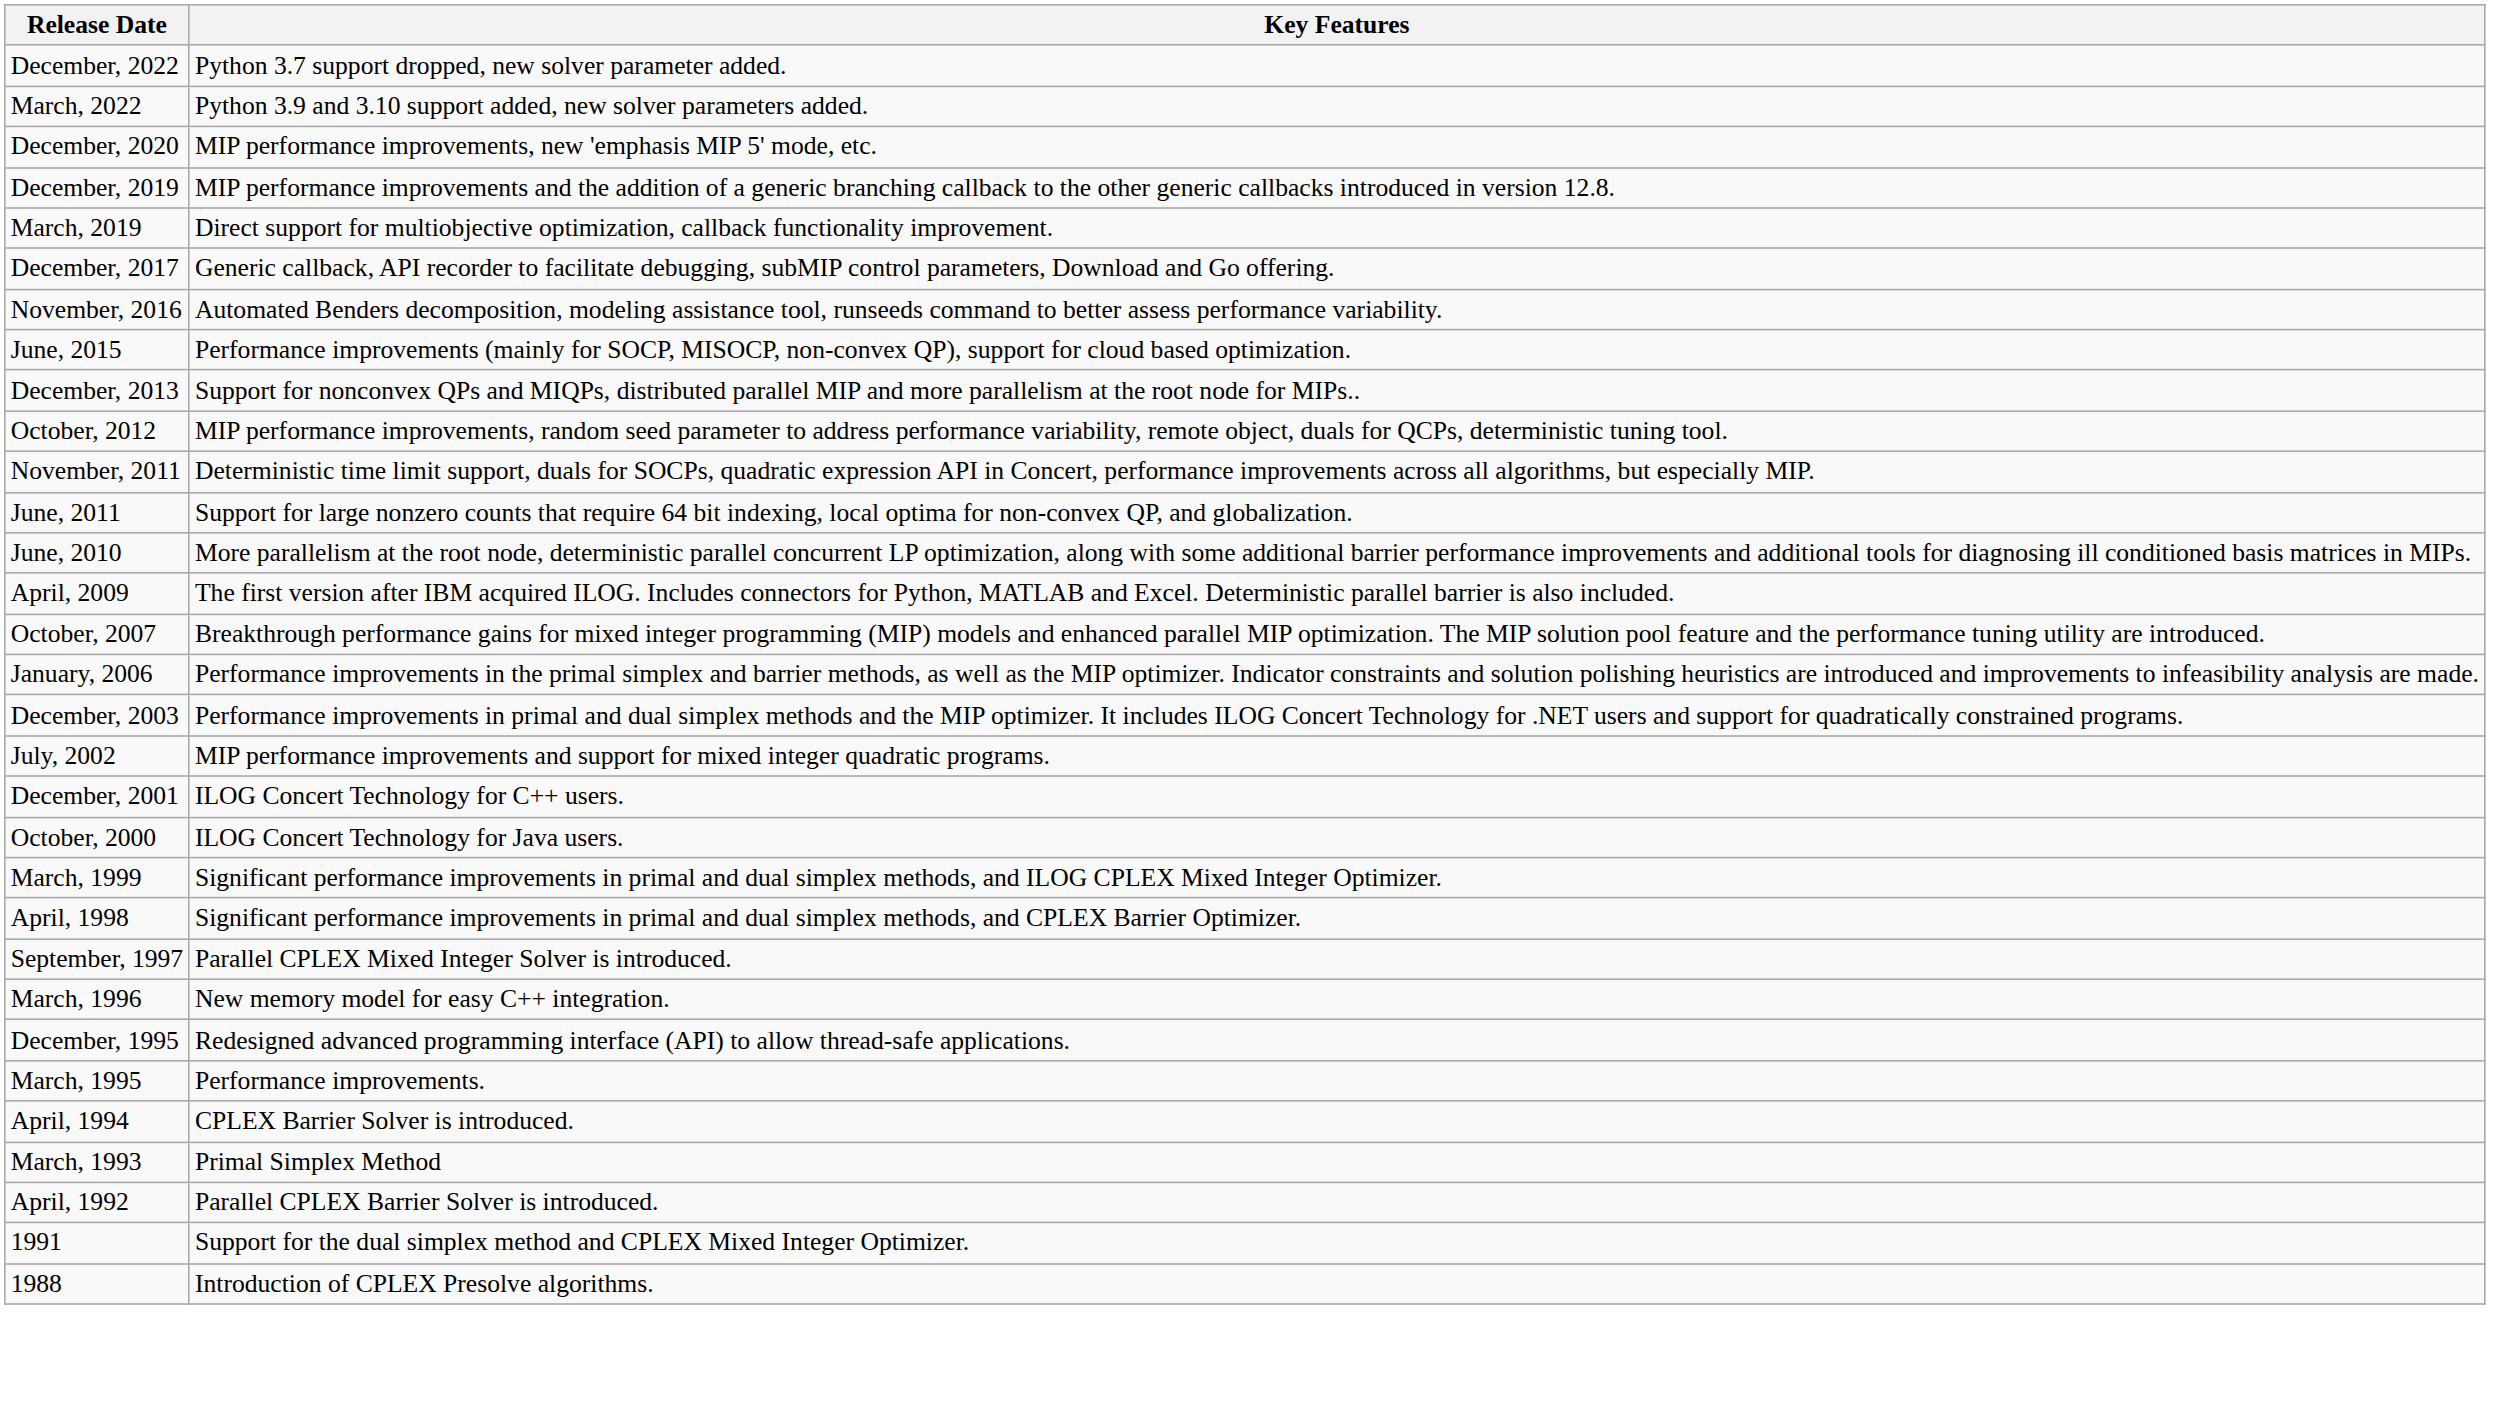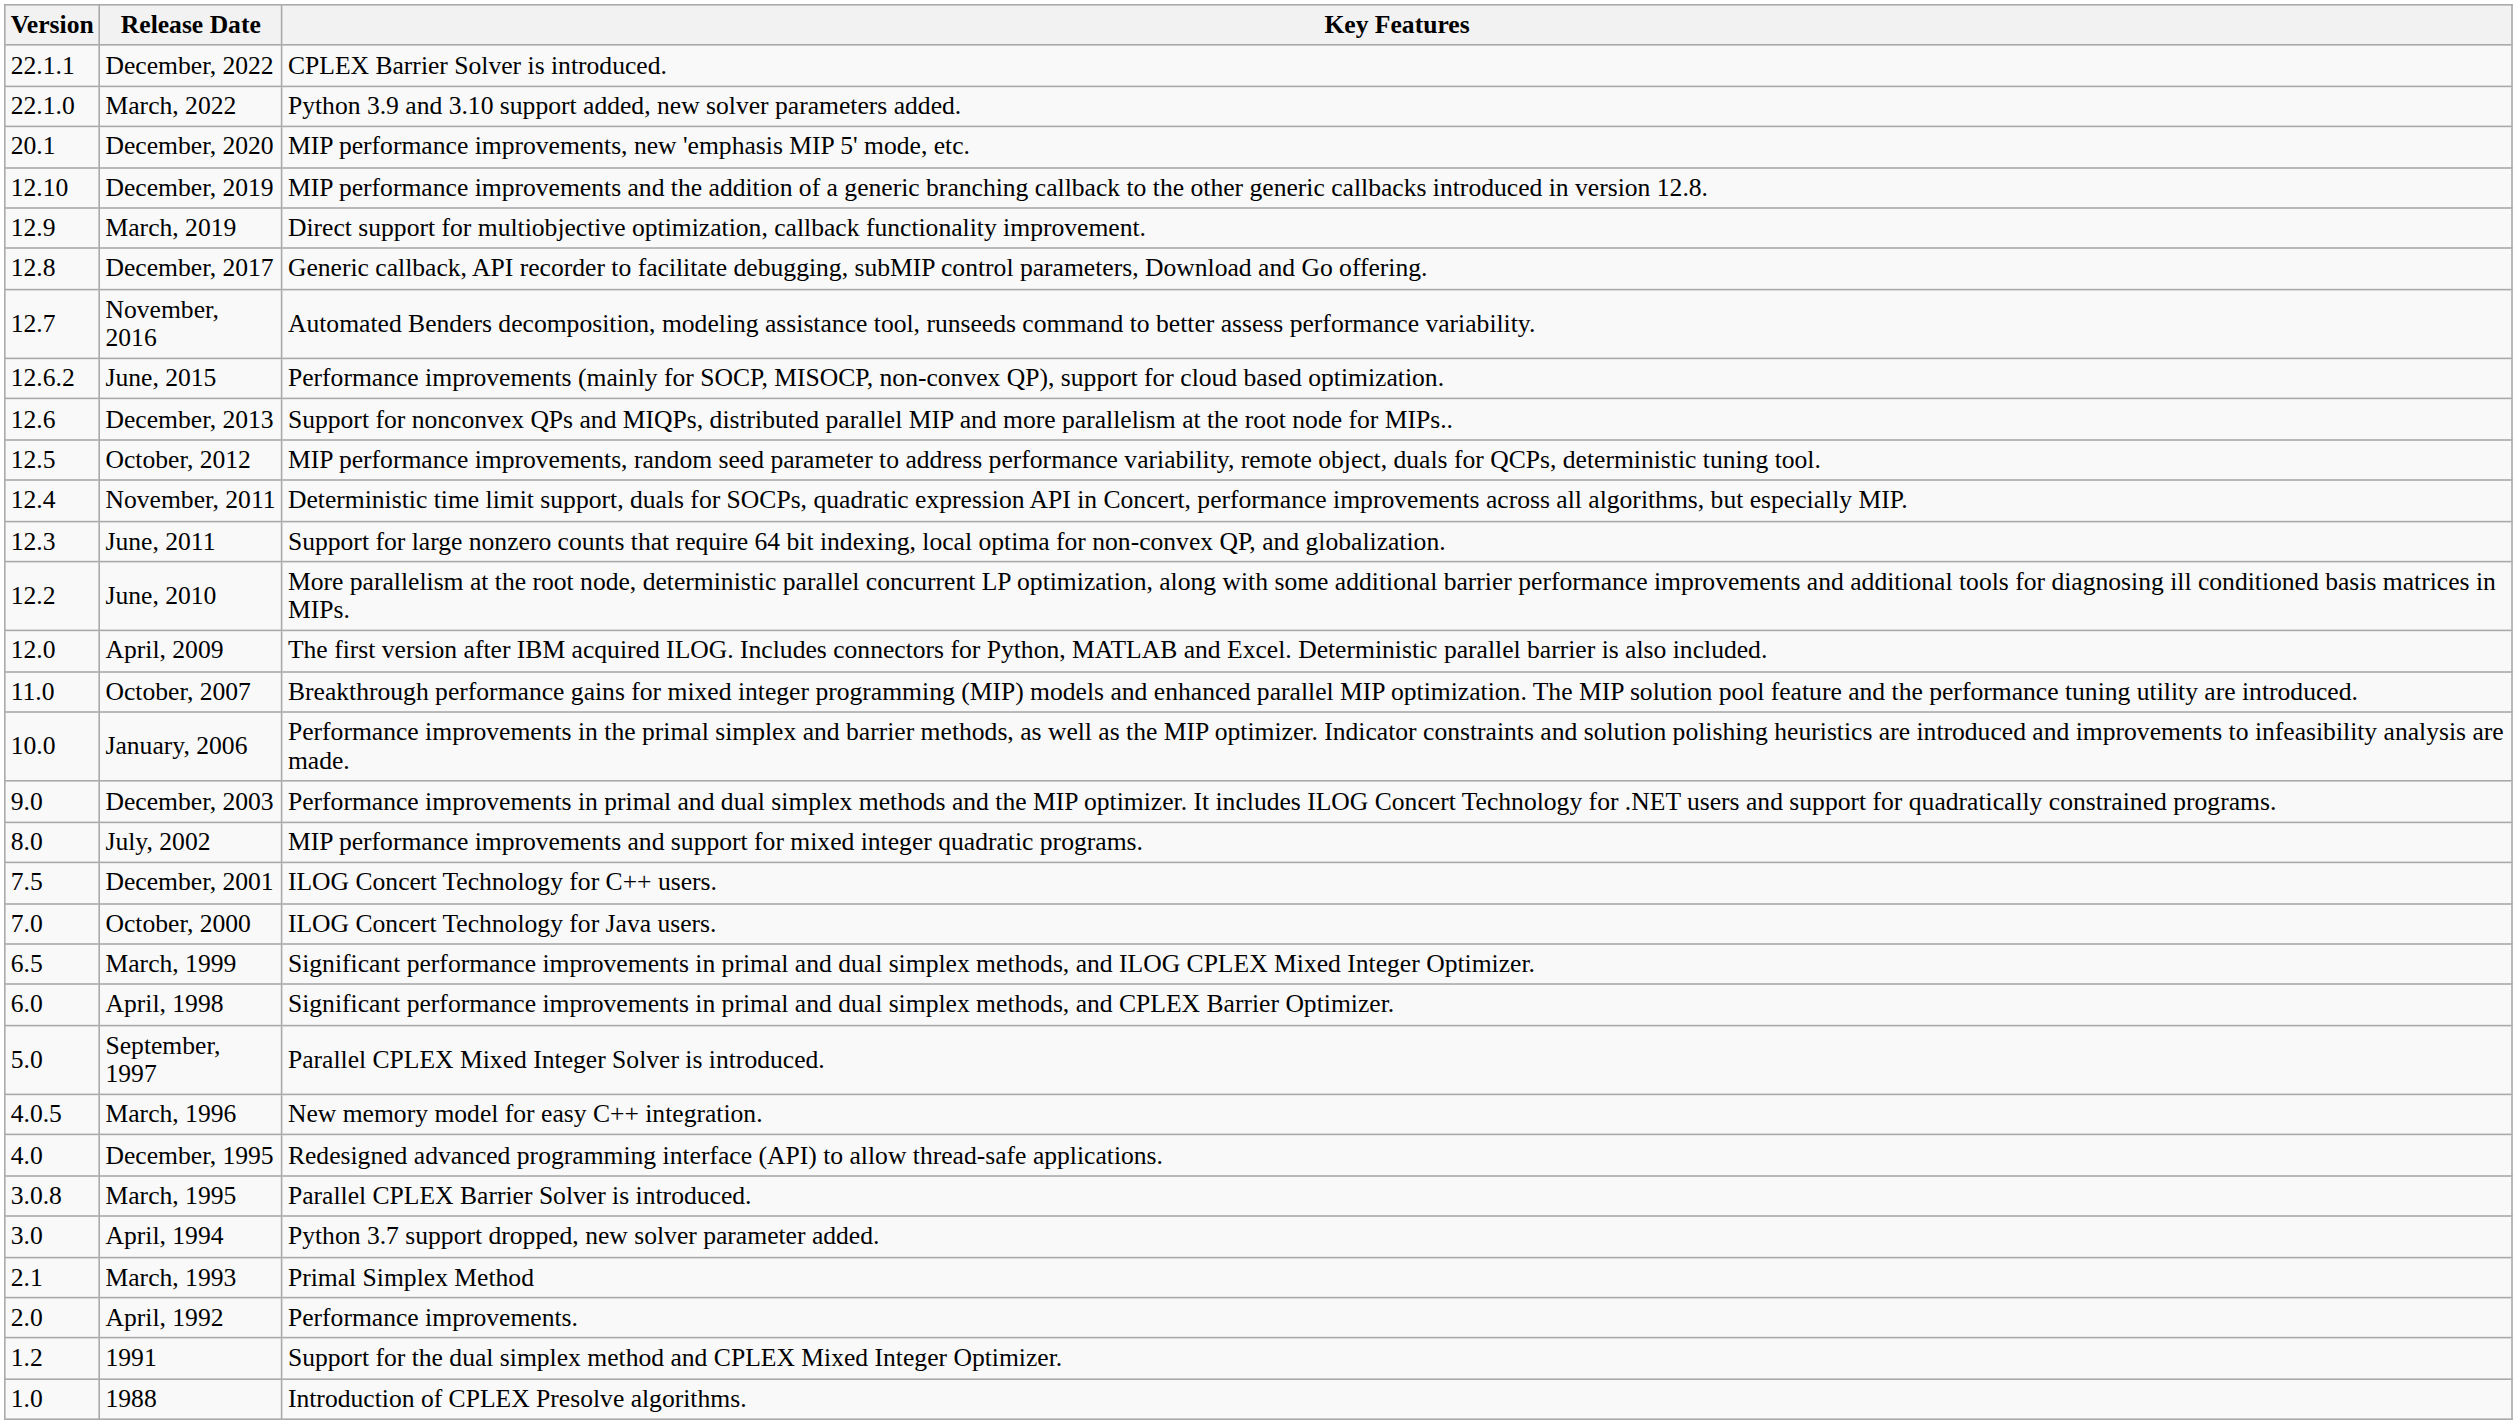+ column: (52, 24)
(491, 65) Python 3.7 support dropped, new solver parameter added. -> (477, 65) CPLEX Barrier Solver is introduced.
(340, 1080) Performance improvements. -> (520, 1195) Parallel CPLEX Barrier Solver is introduced.
(384, 1120) CPLEX Barrier Solver is introduced. -> (584, 1236) Python 3.7 support dropped, new solver parameter added.
(427, 1202) Parallel CPLEX Barrier Solver is introduced. -> (433, 1317) Performance improvements.
